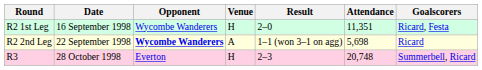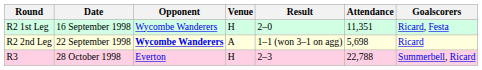(360, 57) 20,748 -> (360, 57) 22,788
